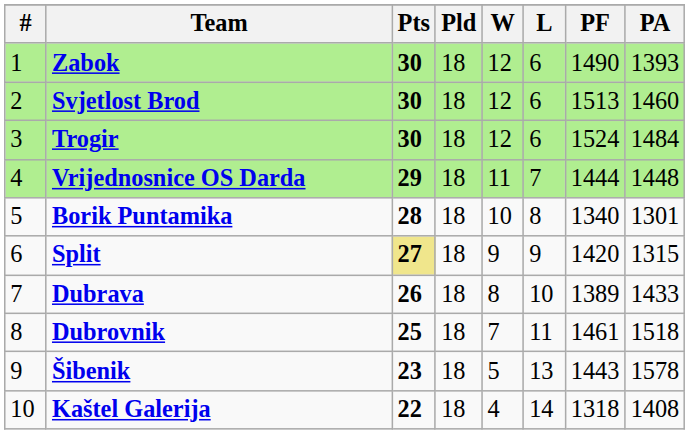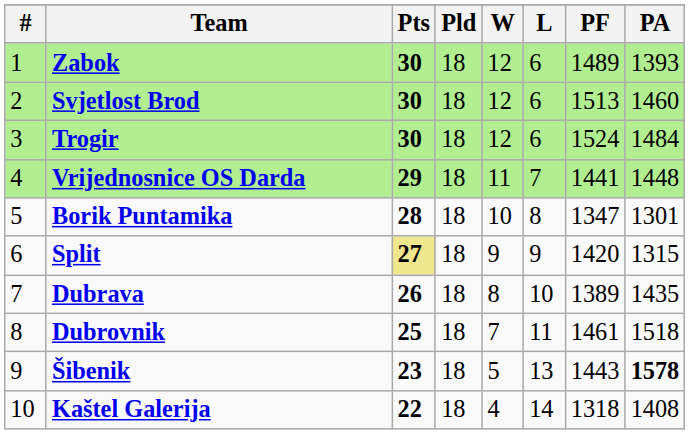(595, 62) 1490 -> (595, 62) 1489
(595, 178) 1444 -> (595, 178) 1441
(595, 216) 1340 -> (595, 216) 1347
(655, 293) 1433 -> (655, 293) 1435
(655, 370) normal -> (655, 370) bold
